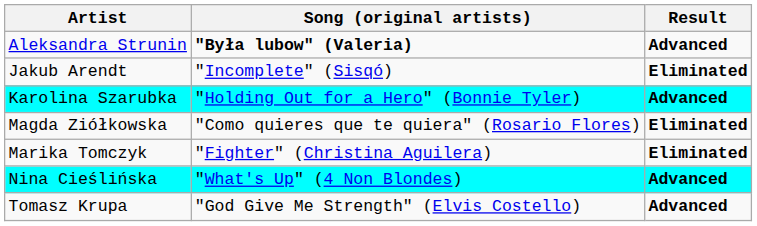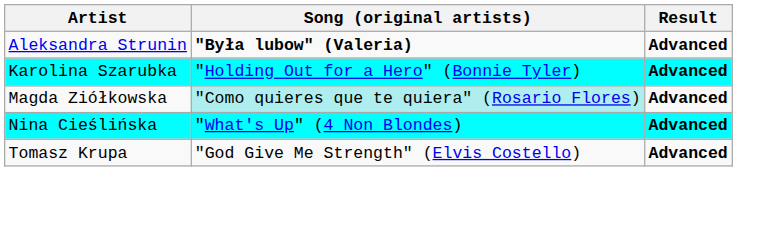- row: (68, 72)
(418, 126) no background -> (418, 99) paleturquoise background
(698, 126) Eliminated -> (688, 99) Advanced
- row: (78, 153)
